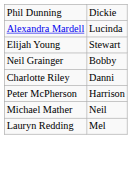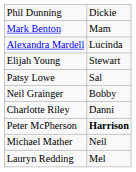+ row: (34, 28)
+ row: (31, 77)
(107, 93) normal -> (109, 126) bold
